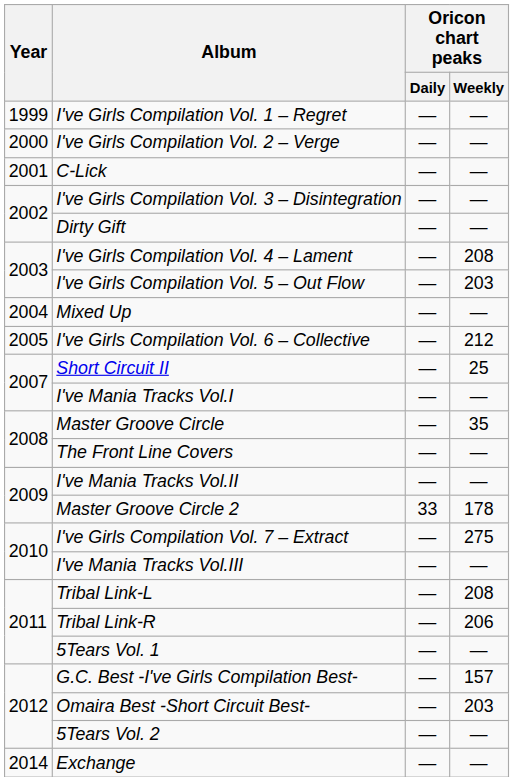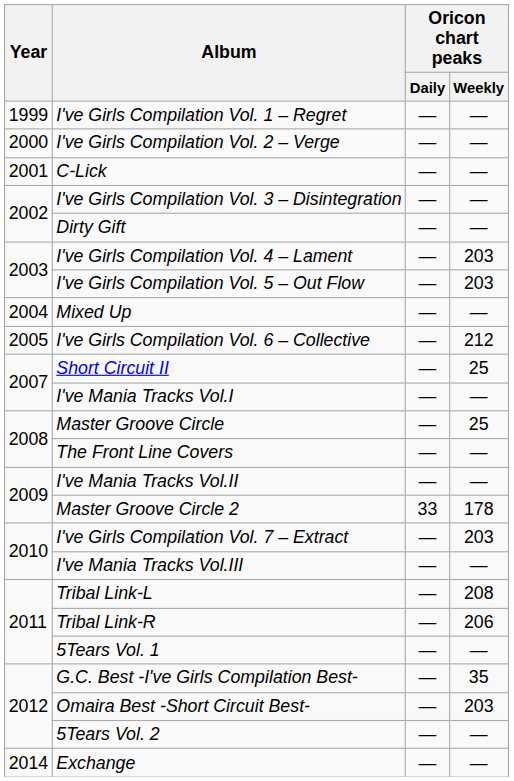(479, 255) 208 -> (479, 255) 203
(479, 424) 35 -> (479, 424) 25
(479, 537) 275 -> (479, 537) 203
(479, 678) 157 -> (479, 678) 35
